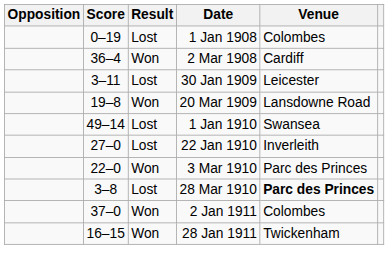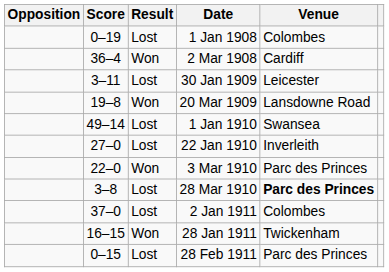(145, 211) Won -> (144, 211) Lost
+ row: (219, 255)
